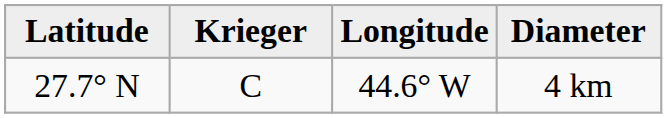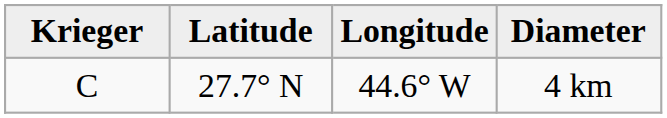columns swapped: (251, 31) <-> (87, 31)
